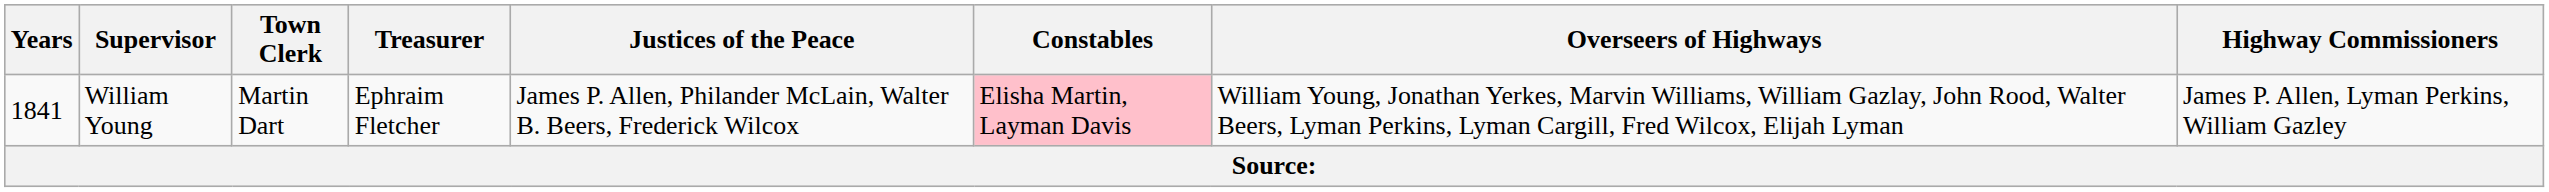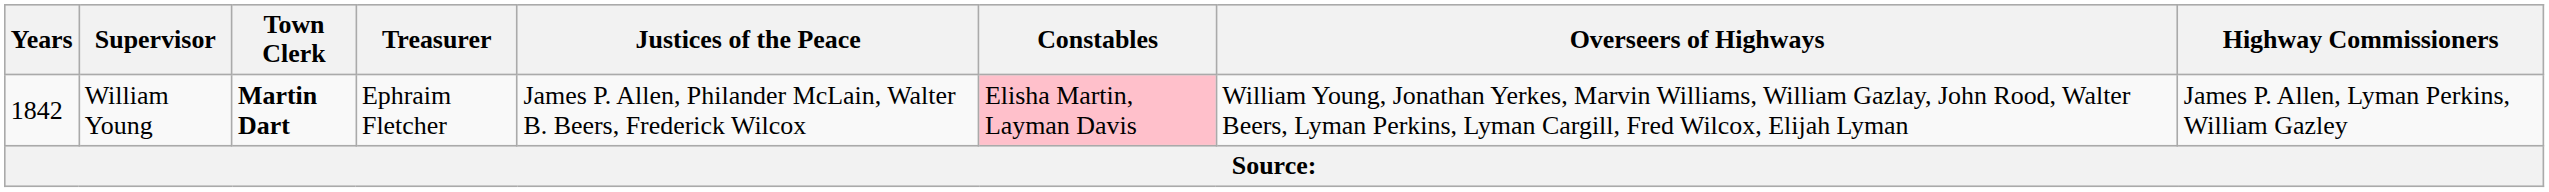(37, 109) 1841 -> (37, 109) 1842
(273, 109) normal -> (278, 109) bold
